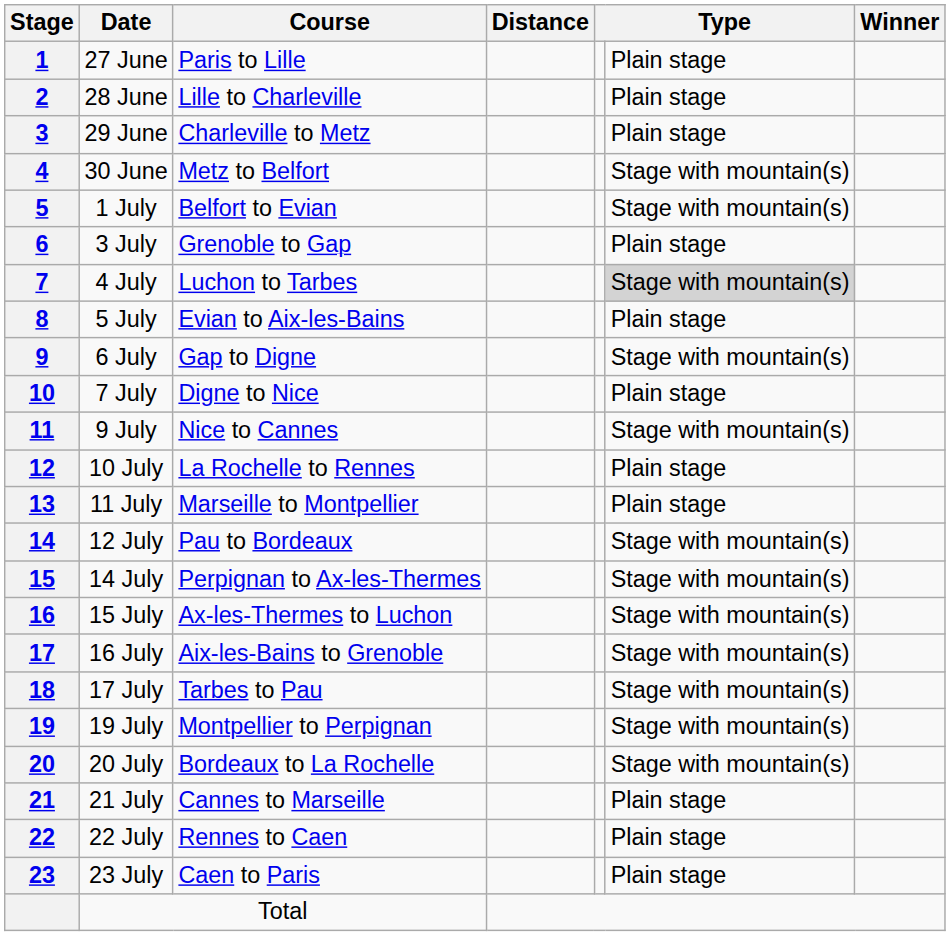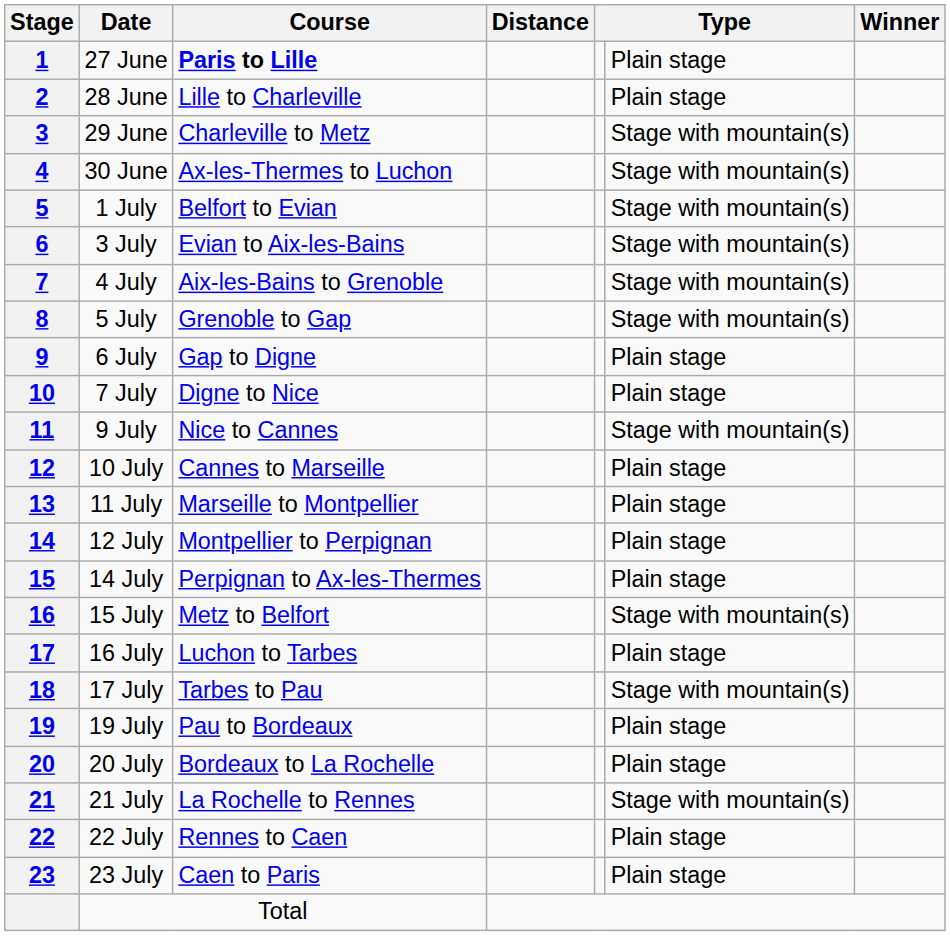(242, 60) normal -> (248, 60) bold
(668, 134) Plain stage -> (730, 134) Stage with mountain(s)
(254, 171) Metz to Belfort -> (315, 171) Ax-les-Thermes to Luchon
(265, 245) Grenoble to Gap -> (291, 245) Evian to Aix-les-Bains
(668, 245) Plain stage -> (730, 245) Stage with mountain(s)
(268, 282) Luchon to Tarbes -> (311, 282) Aix-les-Bains to Grenoble
(730, 282) lightgrey background -> (730, 282) no background
(291, 319) Evian to Aix-les-Bains -> (265, 319) Grenoble to Gap
(668, 319) Plain stage -> (730, 319) Stage with mountain(s)
(730, 356) Stage with mountain(s) -> (668, 356) Plain stage
(297, 467) La Rochelle to Rennes -> (282, 467) Cannes to Marseille
(265, 541) Pau to Bordeaux -> (305, 541) Montpellier to Perpignan
(730, 541) Stage with mountain(s) -> (668, 541) Plain stage
(730, 578) Stage with mountain(s) -> (668, 578) Plain stage
(315, 615) Ax-les-Thermes to Luchon -> (254, 615) Metz to Belfort
(311, 652) Aix-les-Bains to Grenoble -> (268, 652) Luchon to Tarbes
(730, 652) Stage with mountain(s) -> (668, 652) Plain stage
(305, 726) Montpellier to Perpignan -> (265, 726) Pau to Bordeaux
(730, 726) Stage with mountain(s) -> (668, 726) Plain stage
(730, 763) Stage with mountain(s) -> (668, 763) Plain stage
(282, 801) Cannes to Marseille -> (297, 801) La Rochelle to Rennes
(668, 801) Plain stage -> (730, 801) Stage with mountain(s)
